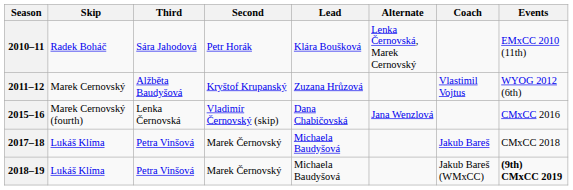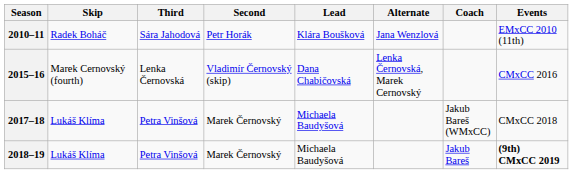(395, 46) Lenka Černovská, Marek Cernovský -> (407, 35) Jana Wenzlová
- row: (26, 86)
(402, 114) Jana Wenzlová -> (400, 74) Lenka Černovská, Marek Cernovský
(464, 143) Jakub Bareš -> (468, 120) Jakub Bareš (WMxCC)
(464, 171) Jakub Bareš (WMxCC) -> (458, 154) Jakub Bareš
